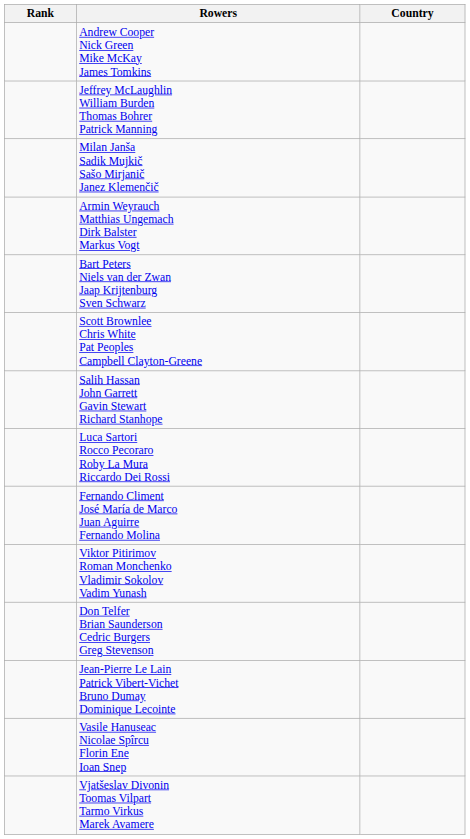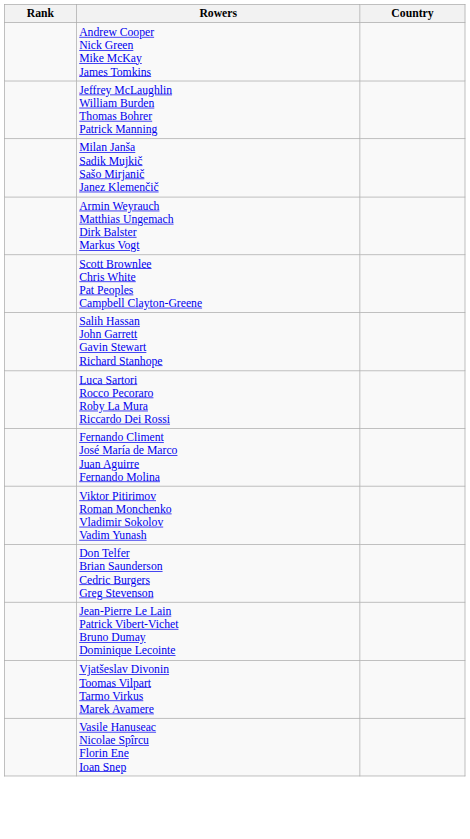- row: (125, 283)
rows swapped: (118, 747) <-> (124, 805)
